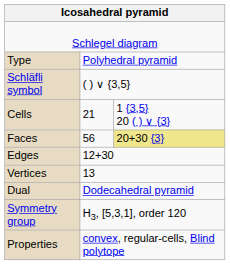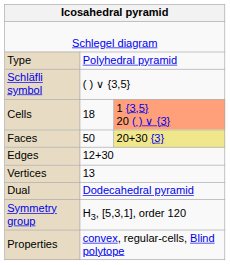(89, 114) 21 -> (89, 114) 18
(143, 114) no background -> (143, 114) lightsalmon background
(89, 138) 56 -> (89, 138) 50
